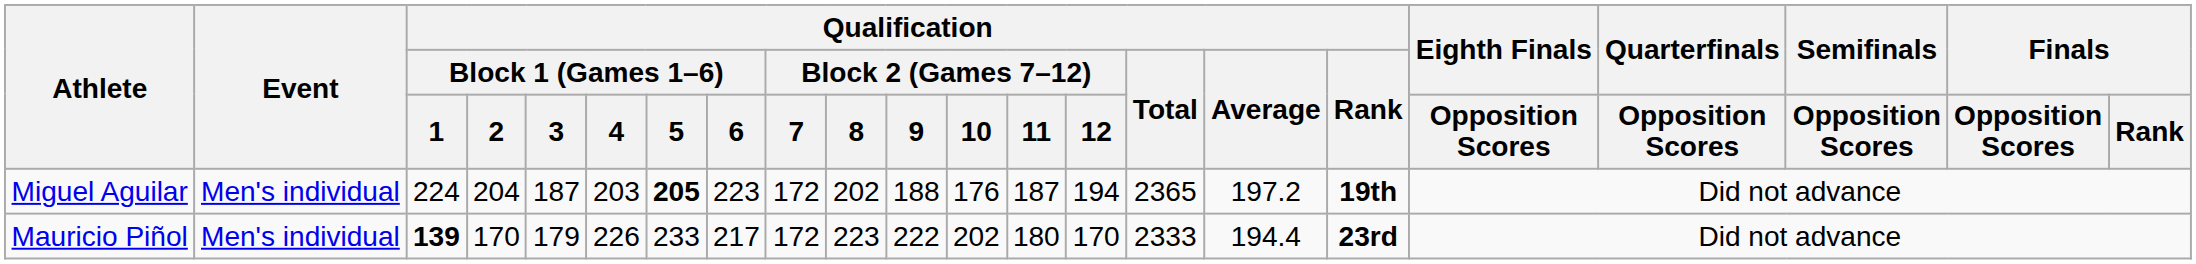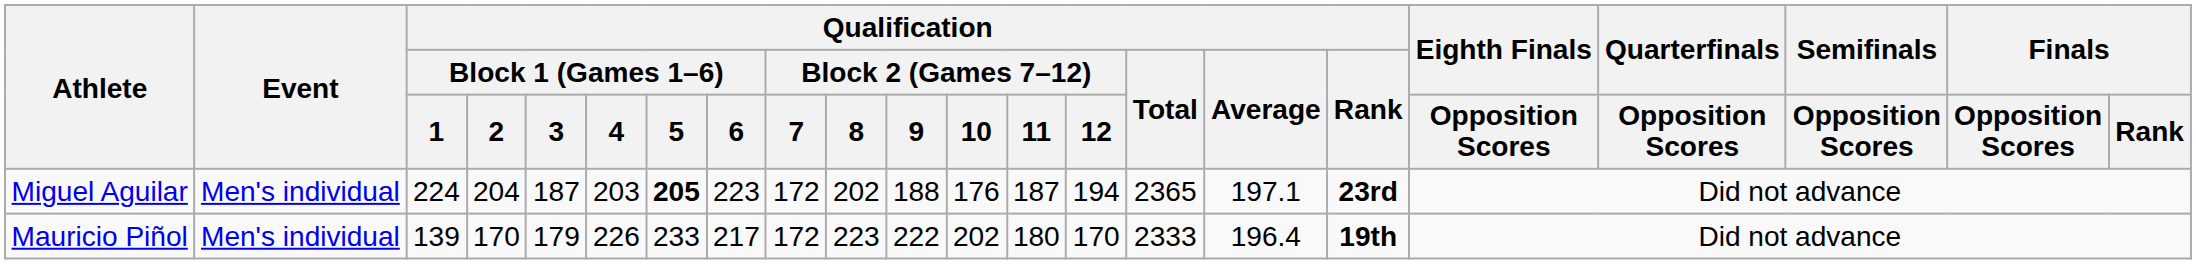(1266, 192) 197.2 -> (1266, 192) 197.1
(1368, 192) 19th -> (1368, 192) 23rd
(436, 236) bold -> (436, 236) normal
(1266, 236) 194.4 -> (1266, 236) 196.4
(1368, 236) 23rd -> (1368, 236) 19th
